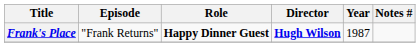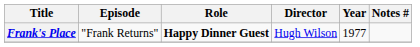(308, 32) bold -> (306, 32) normal
(358, 32) 1987 -> (354, 32) 1977
